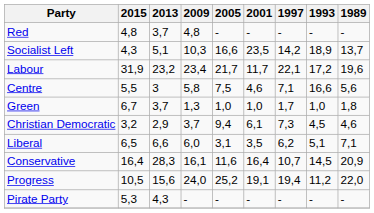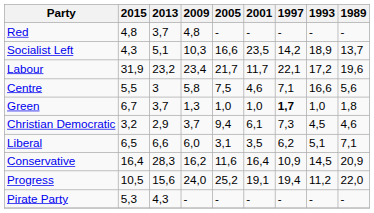(286, 106) normal -> (286, 106) bold
(195, 161) 16,1 -> (195, 161) 16,2
(289, 161) 10,7 -> (289, 161) 10,9
